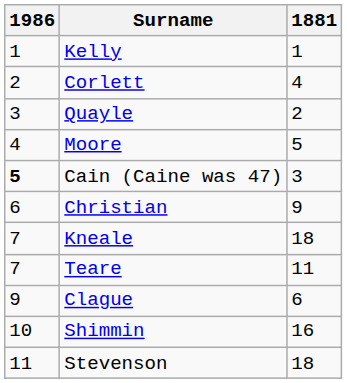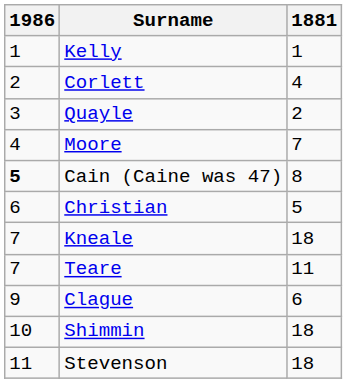(297, 145) 5 -> (297, 145) 7
(297, 176) 3 -> (297, 176) 8
(297, 207) 9 -> (297, 207) 5
(303, 332) 16 -> (303, 332) 18
